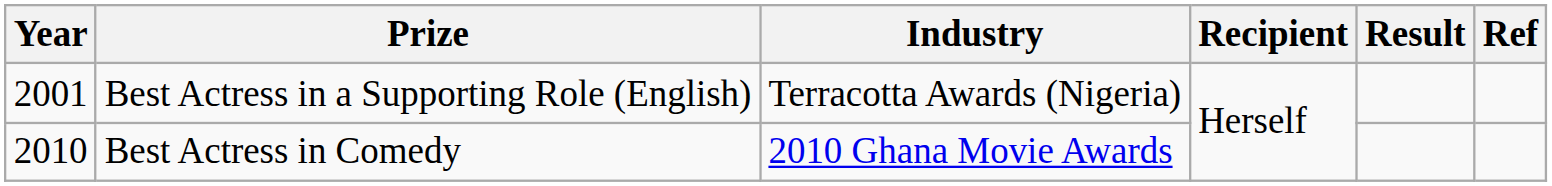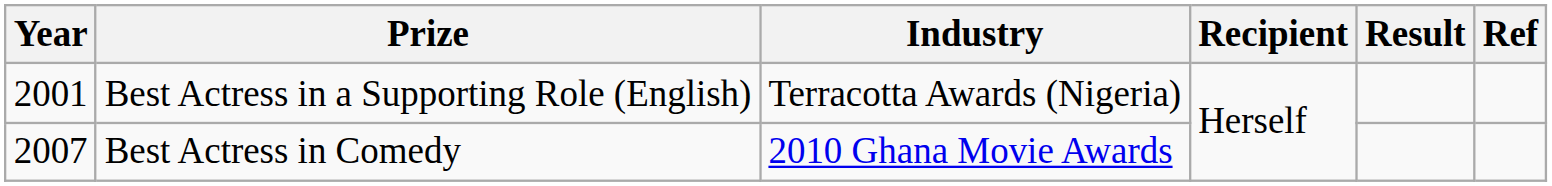(51, 151) 2010 -> (51, 151) 2007
